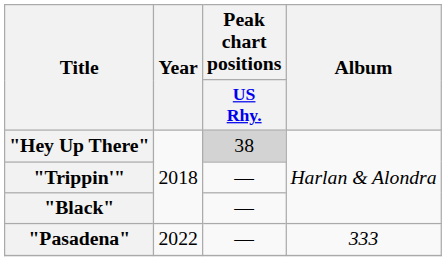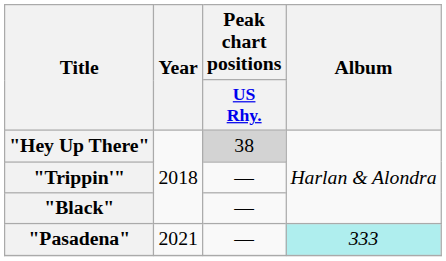(178, 239) 2022 -> (178, 239) 2021
(363, 239) no background -> (363, 239) paleturquoise background
